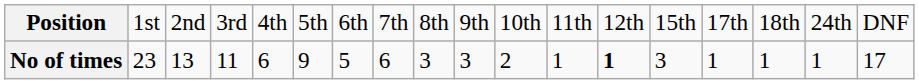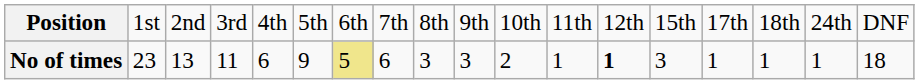(344, 59) no background -> (344, 59) khaki background
(874, 59) 17 -> (874, 59) 18
